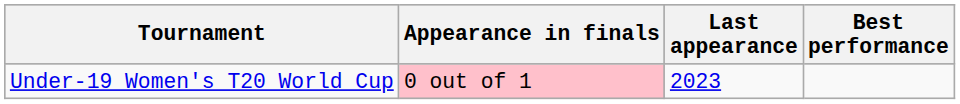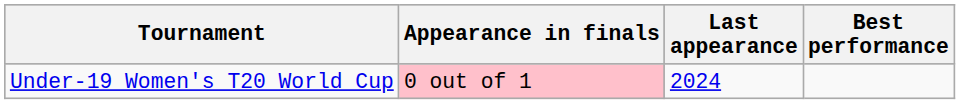(696, 82) 2023 -> (696, 82) 2024
